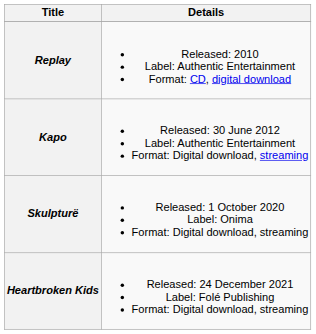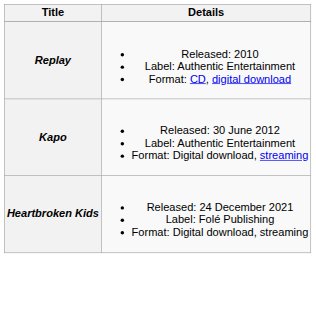- row: (53, 214)
